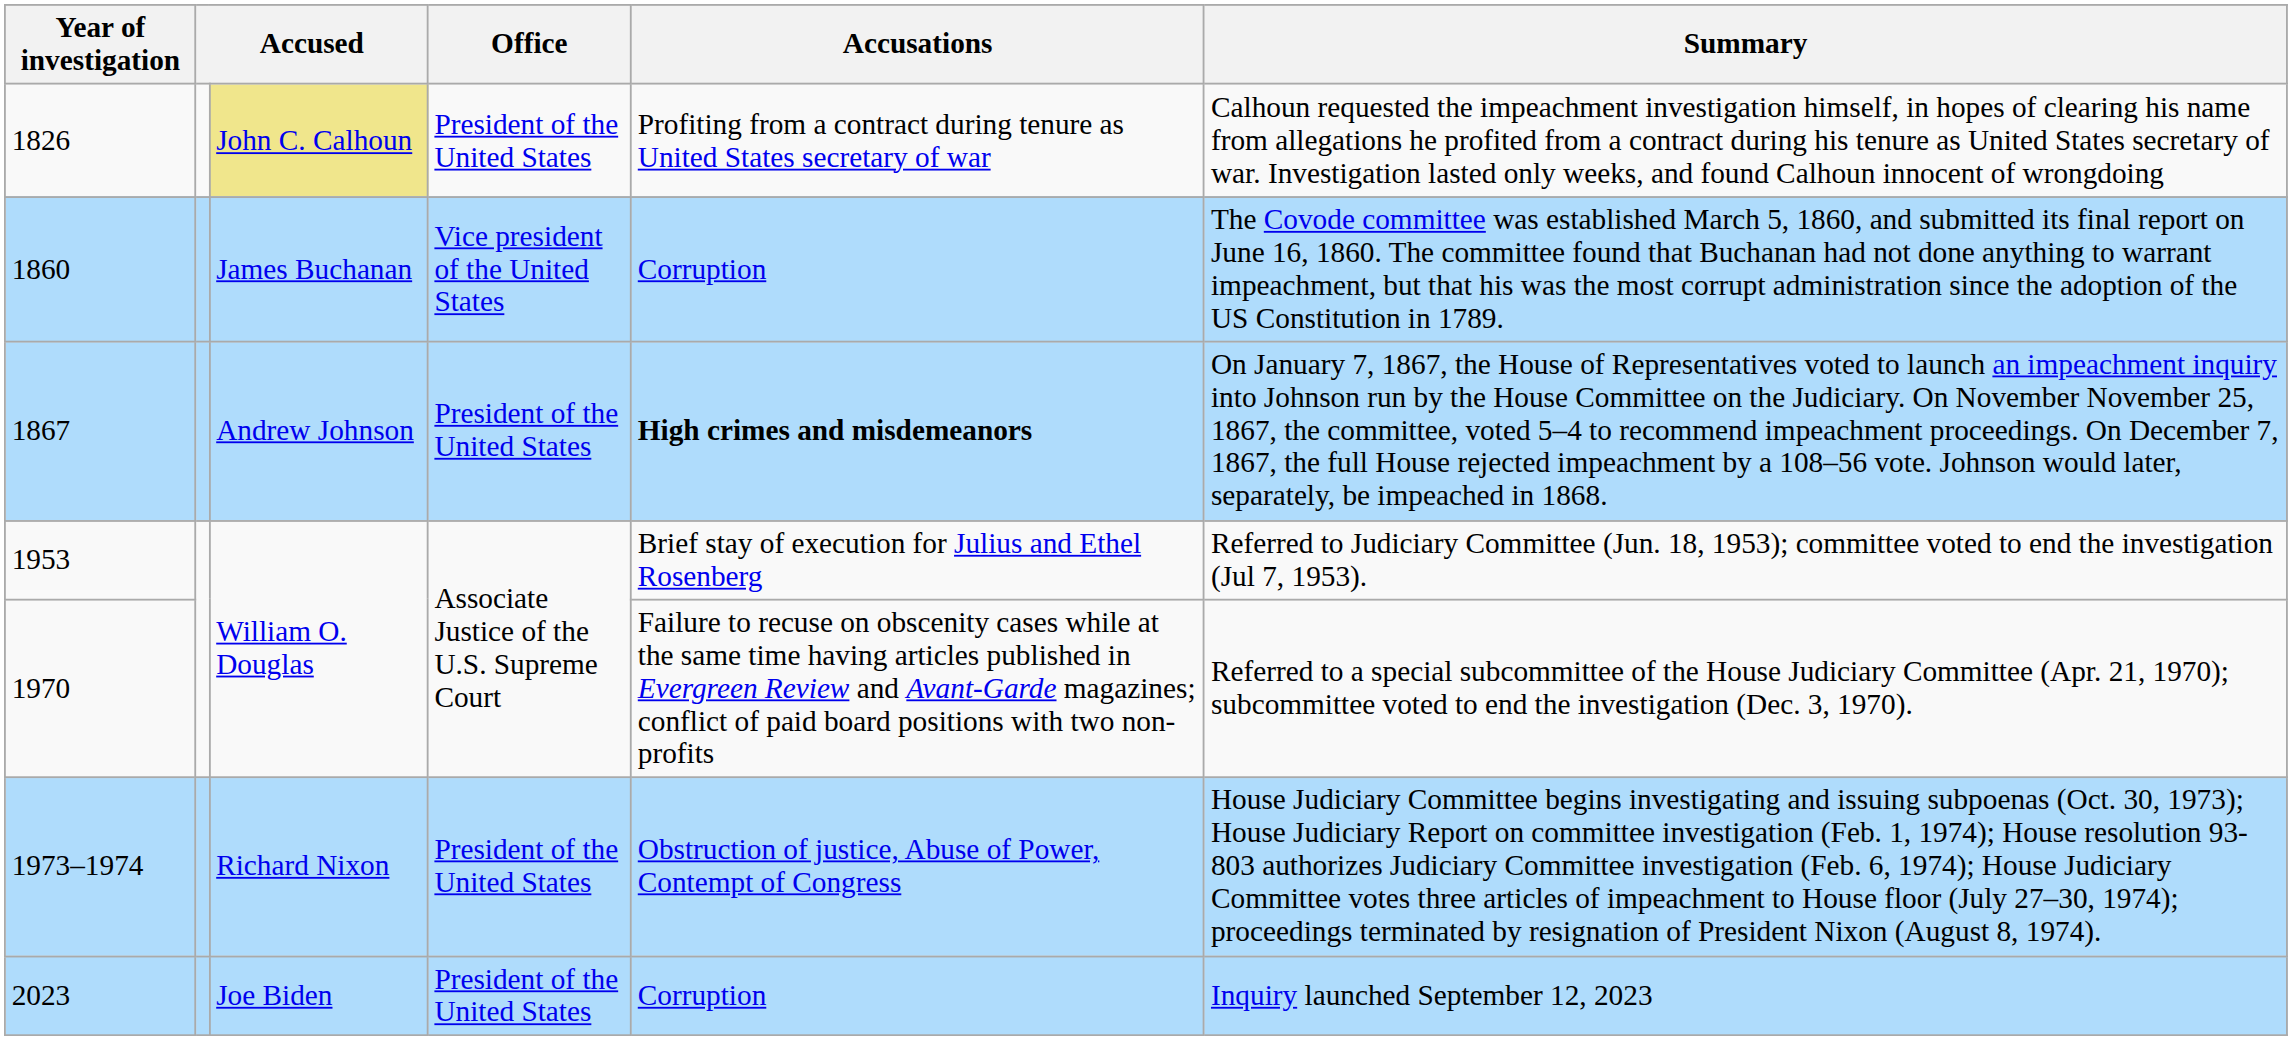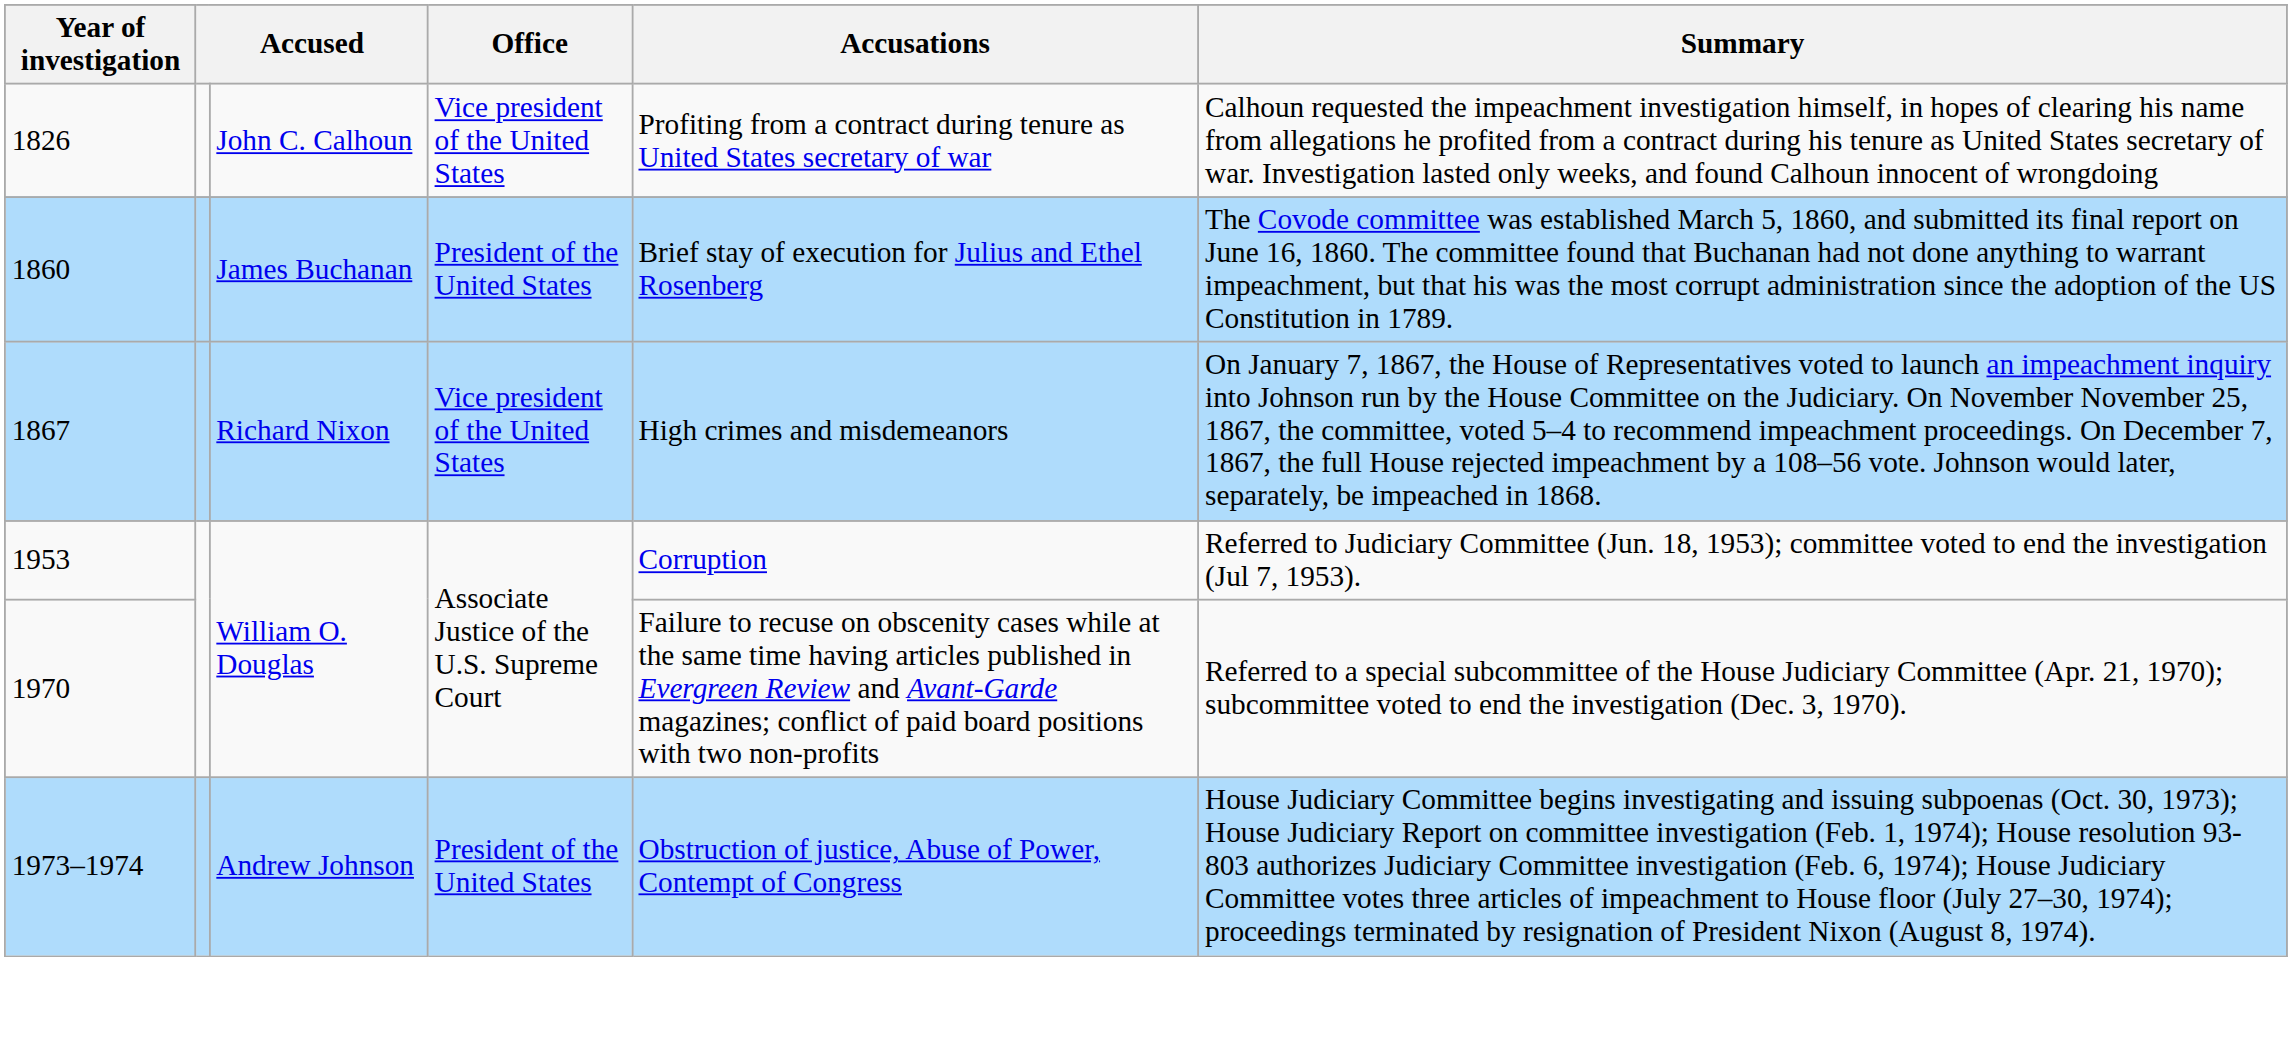(314, 140) khaki background -> (314, 140) no background
(526, 140) President of the United States -> (519, 140) Vice president of the United States
(518, 268) Vice president of the United States -> (526, 268) President of the United States
(702, 268) Corruption -> (890, 268) Brief stay of execution for Julius and Ethel Rosenberg
(315, 430) Andrew Johnson -> (303, 430) Richard Nixon
(526, 430) President of the United States -> (519, 430) Vice president of the United States
(835, 430) bold -> (823, 430) normal
(889, 559) Brief stay of execution for Julius and Ethel Rosenberg -> (703, 559) Corruption
(303, 866) Richard Nixon -> (315, 866) Andrew Johnson
- row: (41, 995)
